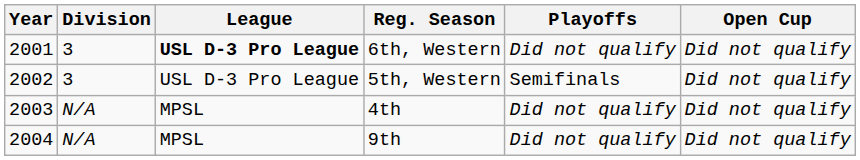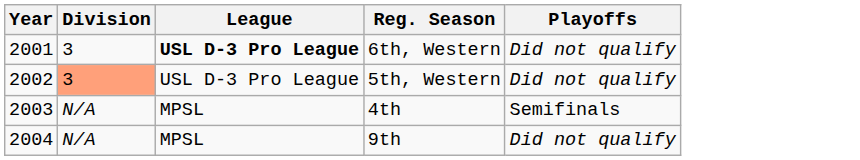- column: (768, 20)
(68, 80) no background -> (68, 80) lightsalmon background
(565, 80) Semifinals -> (593, 80) Did not qualify
(593, 110) Did not qualify -> (565, 110) Semifinals
